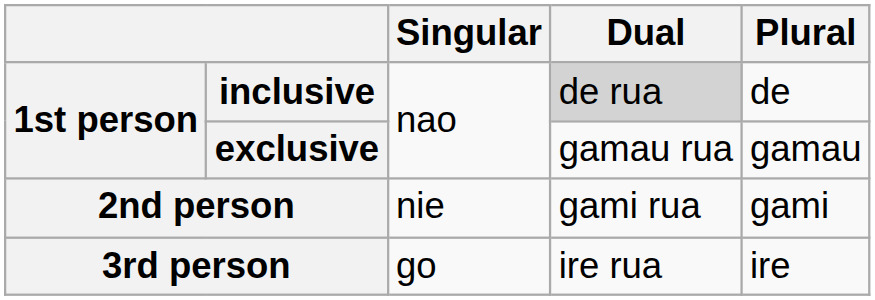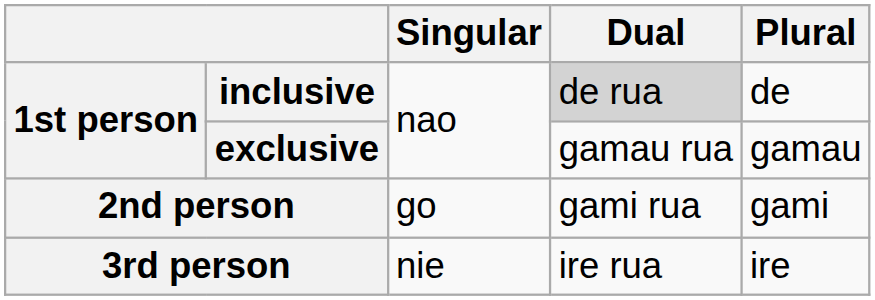(420, 206) nie -> (416, 206) go
(416, 264) go -> (420, 264) nie
